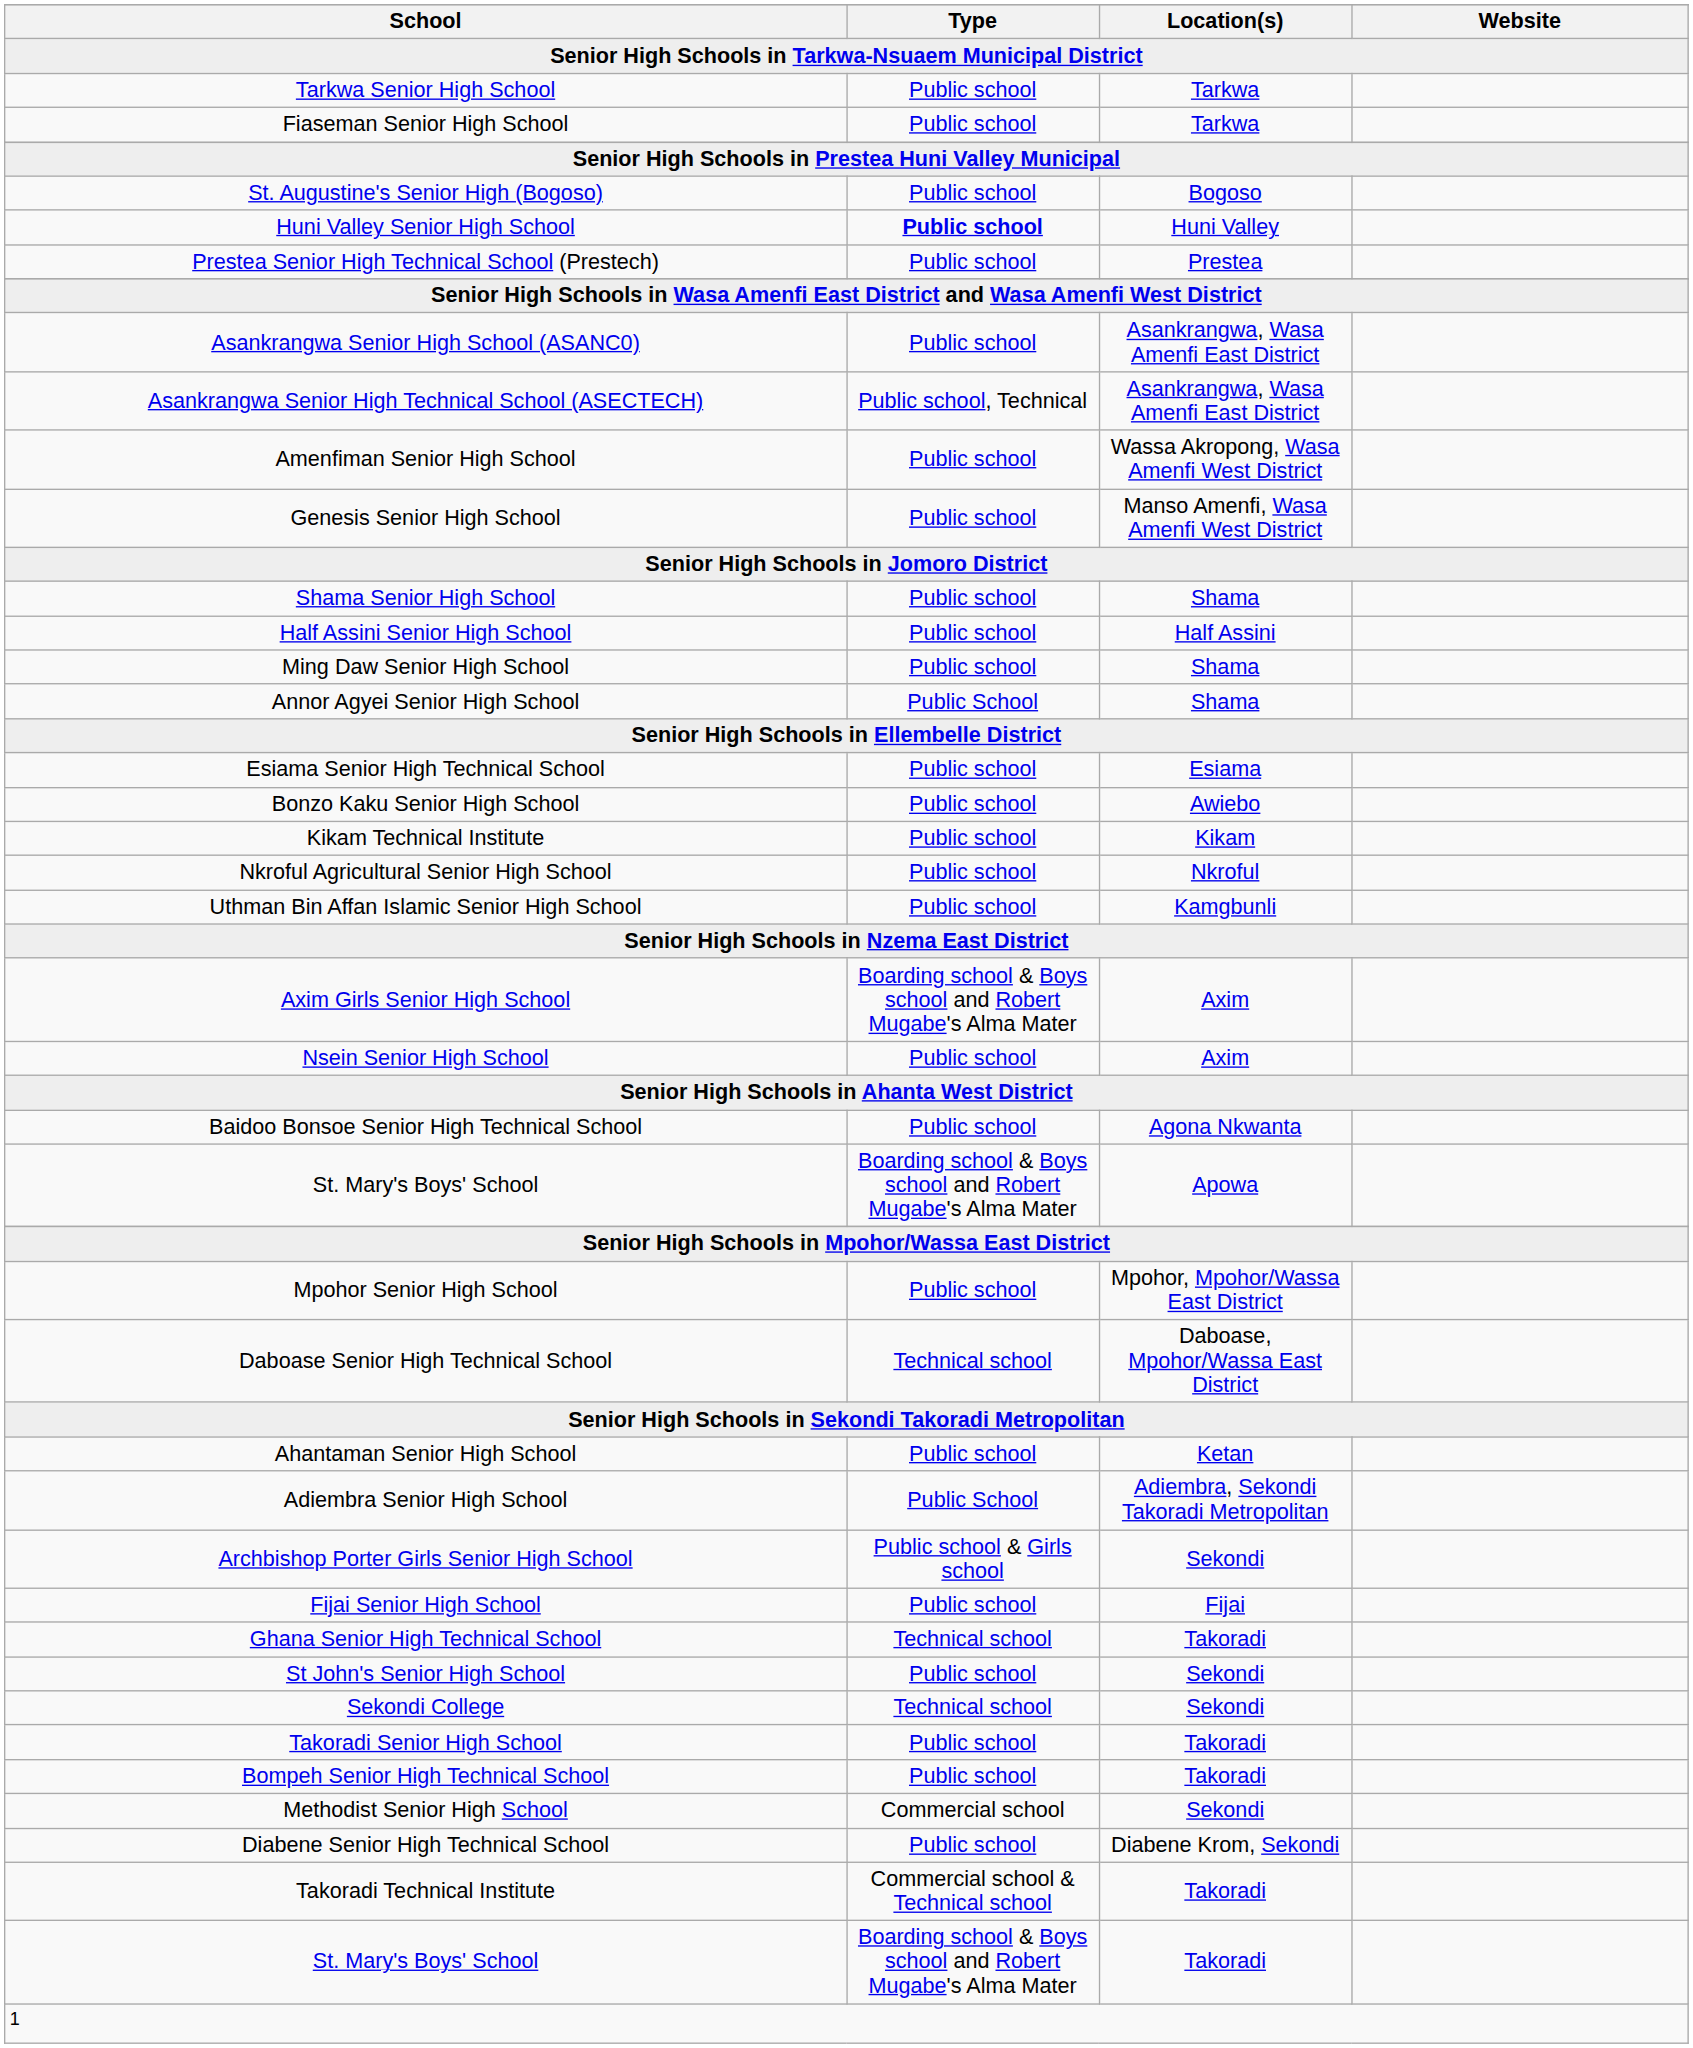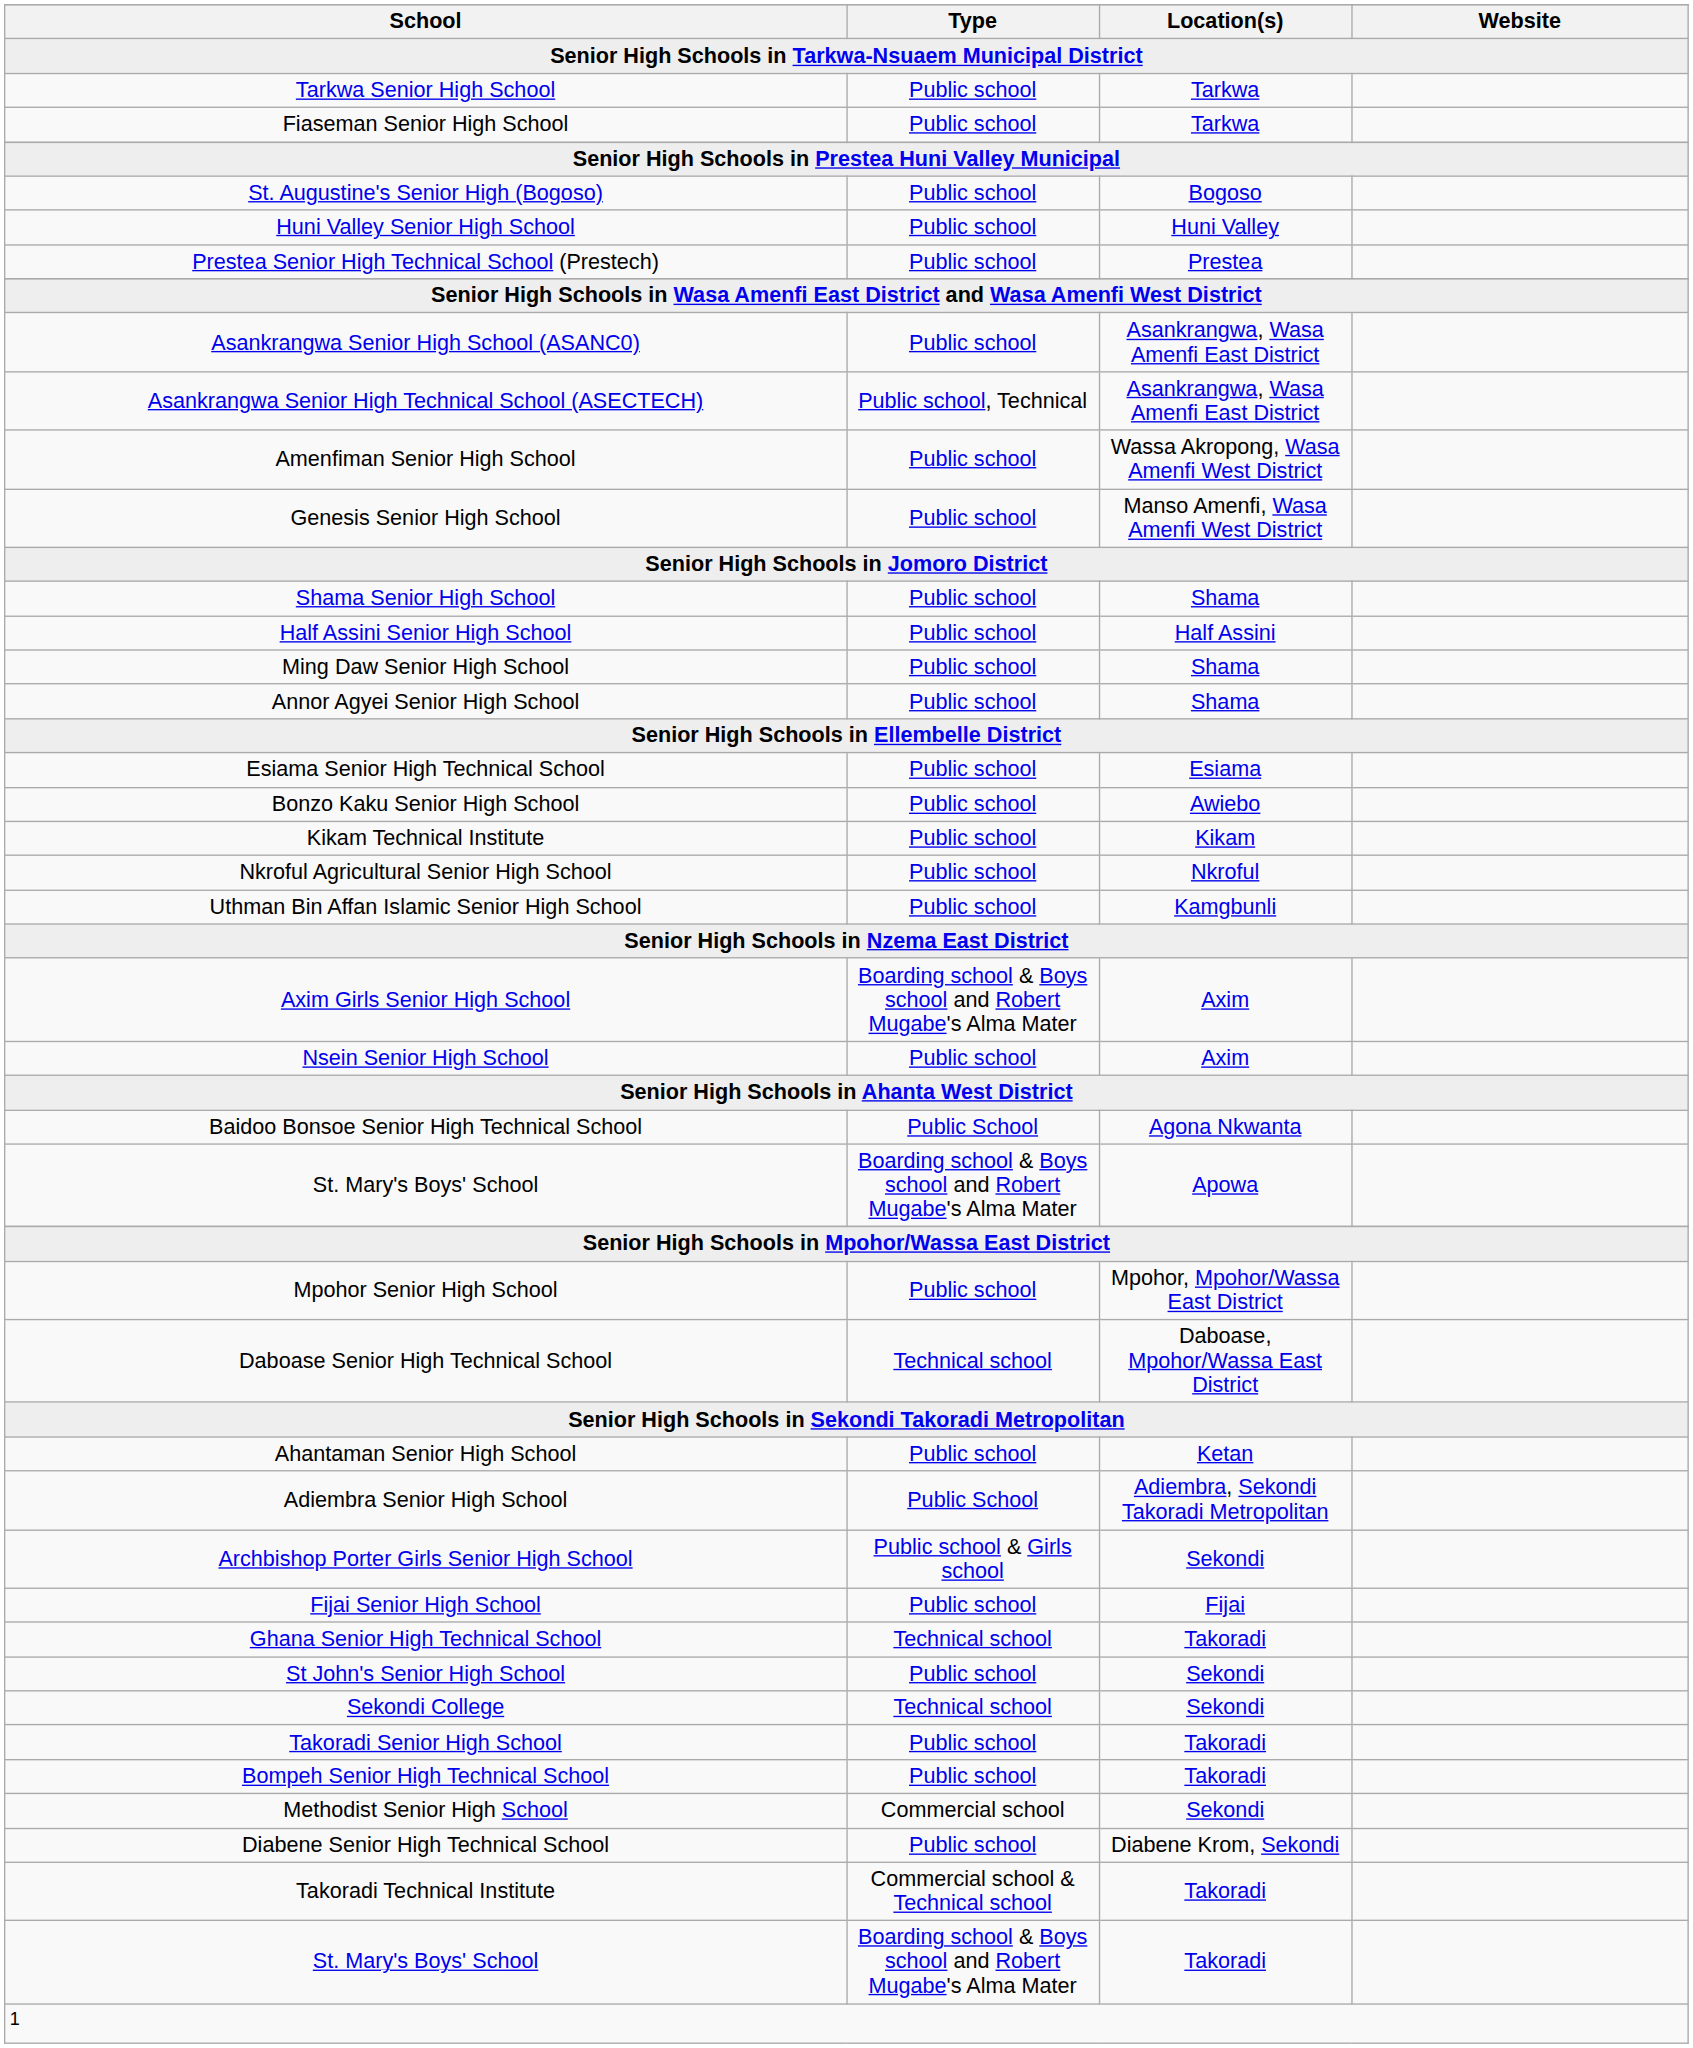(973, 227) bold -> (973, 227) normal
(973, 701) Public School -> (973, 701) Public school
(973, 1126) Public school -> (973, 1126) Public School
